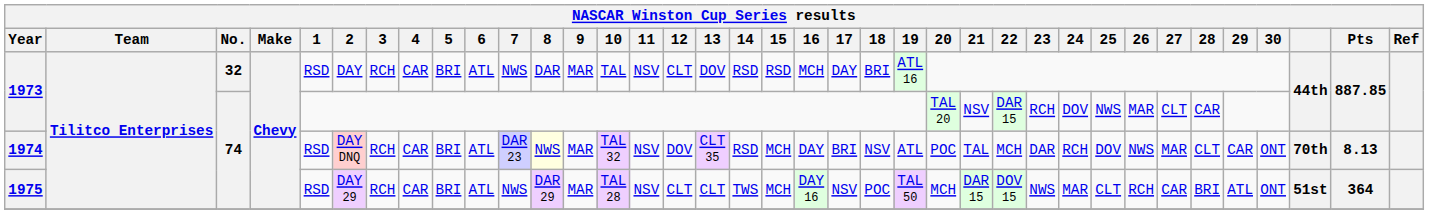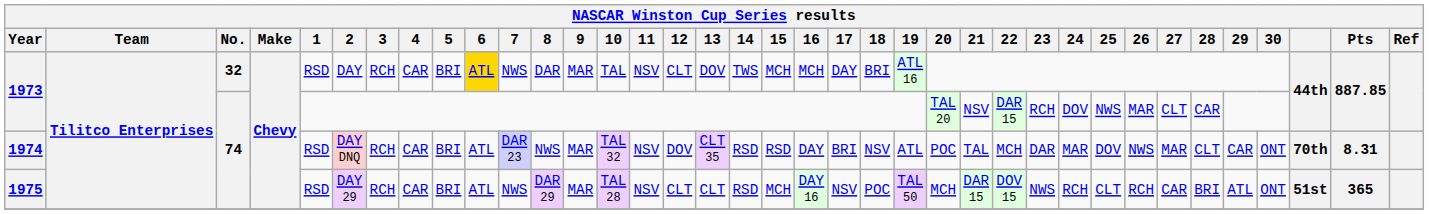(481, 71) no background -> (481, 71) gold background
(745, 71) RSD -> (745, 71) TWS
(778, 71) RSD -> (778, 71) MCH
(547, 150) lightyellow background -> (547, 150) no background
(778, 150) MCH -> (778, 150) RSD
(1075, 150) RCH -> (1075, 150) MAR
(1361, 150) 8.13 -> (1361, 150) 8.31
(745, 189) TWS -> (745, 189) RSD
(1075, 189) MAR -> (1075, 189) RCH
(1361, 189) 364 -> (1361, 189) 365
